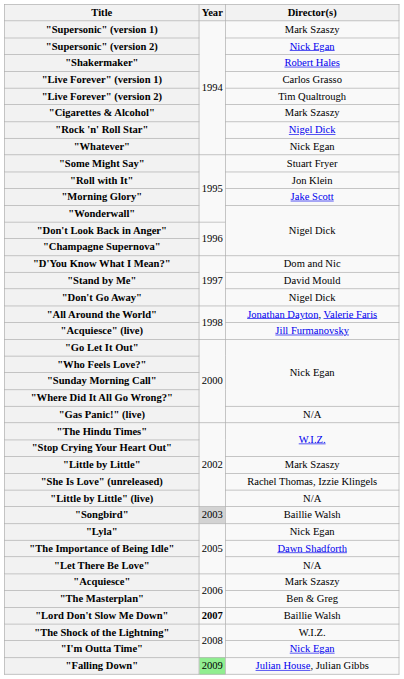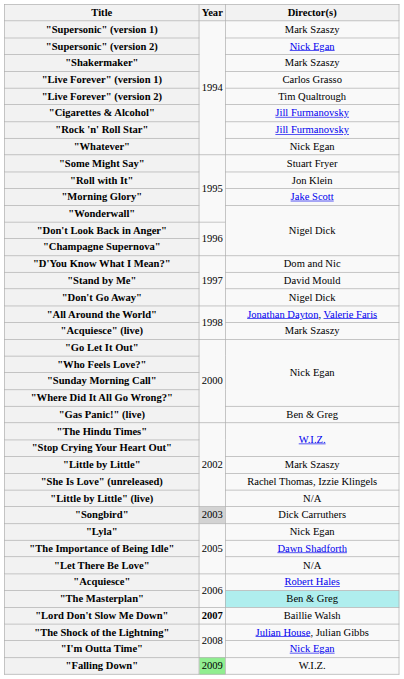(312, 63) Robert Hales -> (312, 63) Mark Szaszy
(312, 113) Mark Szaszy -> (312, 113) Jill Furmanovsky
(312, 130) Nigel Dick -> (312, 130) Jill Furmanovsky
(312, 331) Jill Furmanovsky -> (312, 331) Mark Szaszy
(312, 414) N/A -> (312, 414) Ben & Greg
(312, 515) Baillie Walsh -> (312, 515) Dick Carruthers
(312, 582) Mark Szaszy -> (312, 582) Robert Hales
(312, 599) no background -> (312, 599) paleturquoise background
(312, 632) W.I.Z. -> (312, 632) Julian House, Julian Gibbs
(312, 666) Julian House, Julian Gibbs -> (312, 666) W.I.Z.
